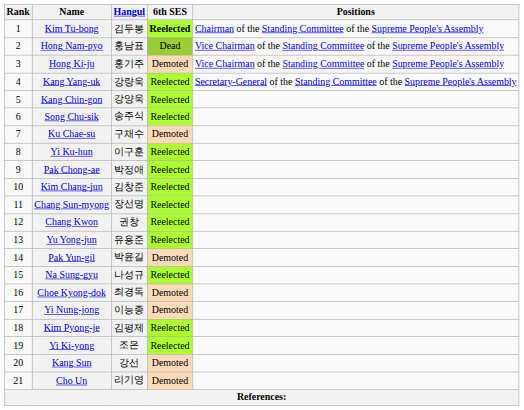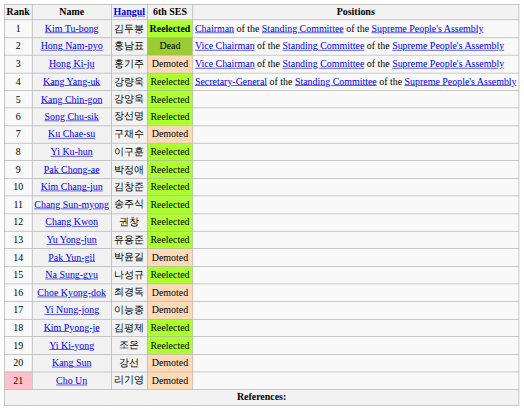(129, 116) 송주식 -> (129, 116) 장선명
(129, 204) 장선명 -> (129, 204) 송주식
(18, 380) no background -> (18, 380) pink background
